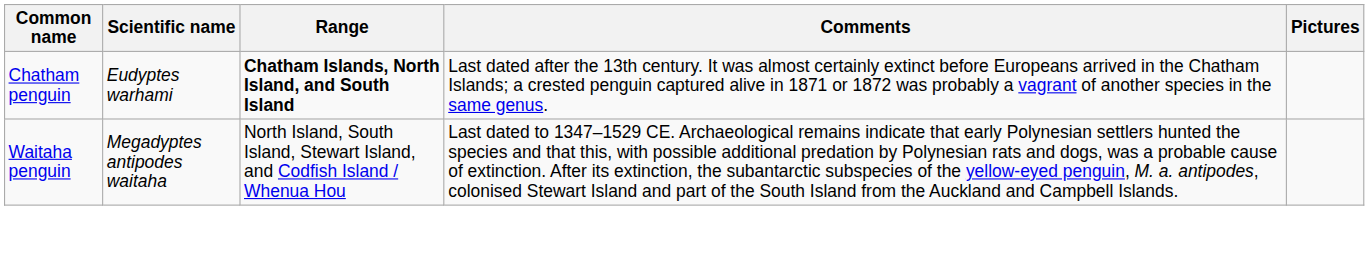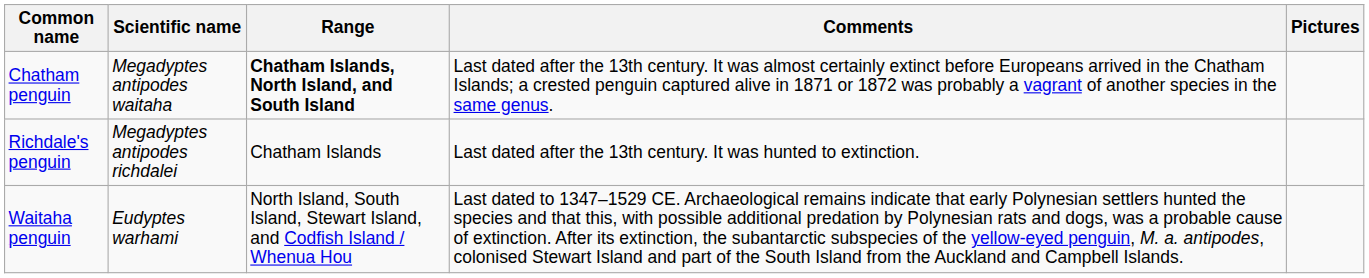(143, 85) Eudyptes warhami -> (160, 85) Megadyptes antipodes waitaha
+ row: (49, 152)
(154, 161) Megadyptes antipodes waitaha -> (148, 228) Eudyptes warhami
